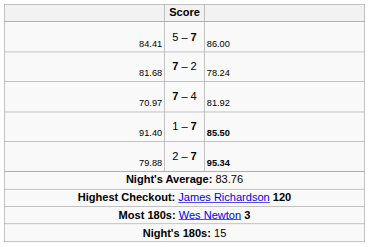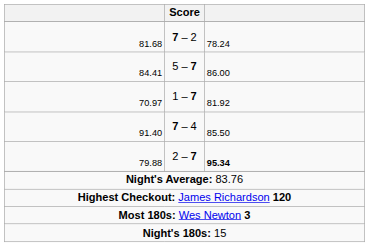rows swapped: (151, 73) <-> (151, 43)
(184, 96) 7 – 4 -> (184, 96) 1 – 7
(184, 126) 1 – 7 -> (184, 126) 7 – 4
(218, 132) bold -> (218, 133) normal
